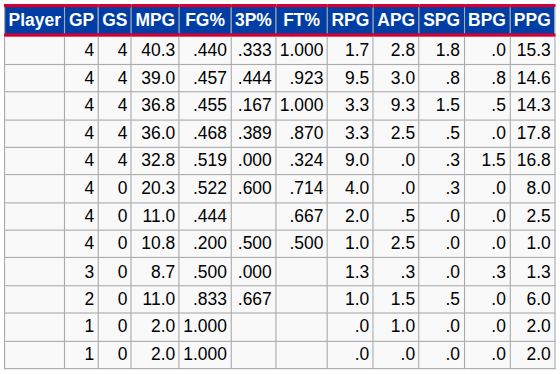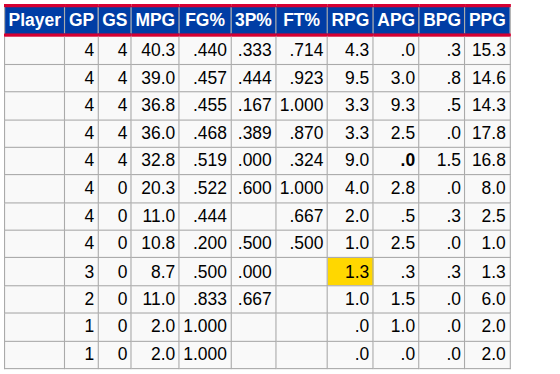- column: (442, 20)
(302, 50) 1.000 -> (306, 50) .714
(357, 50) 1.7 -> (357, 50) 4.3
(403, 50) 2.8 -> (408, 50) .0
(499, 50) .0 -> (454, 50) .3
(408, 160) normal -> (408, 160) bold
(306, 188) .714 -> (302, 188) 1.000
(408, 188) .0 -> (403, 188) 2.8
(499, 216) .0 -> (454, 216) .3
(357, 271) no background -> (357, 271) gold background
